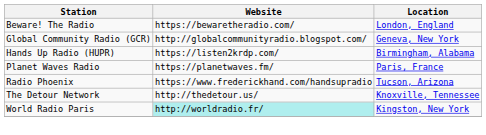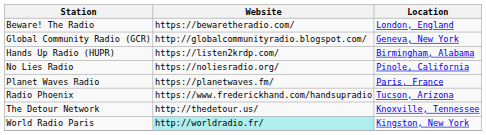+ row: (40, 67)
